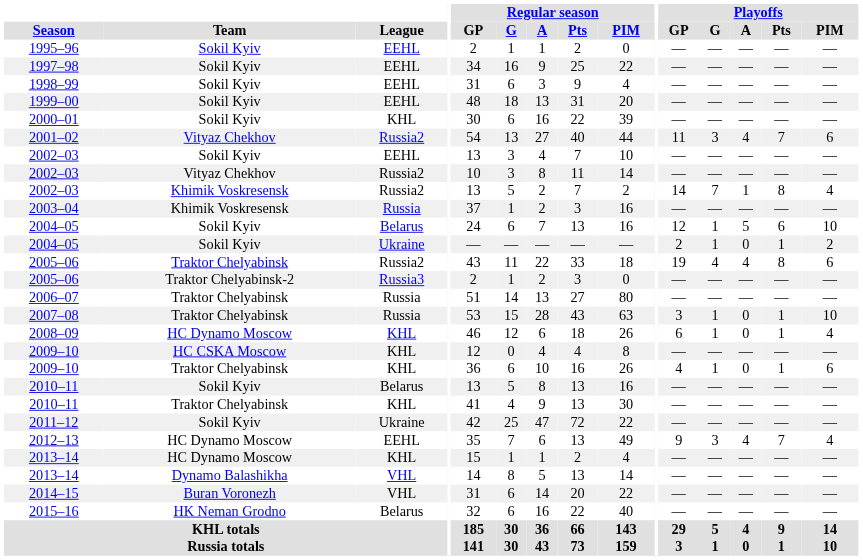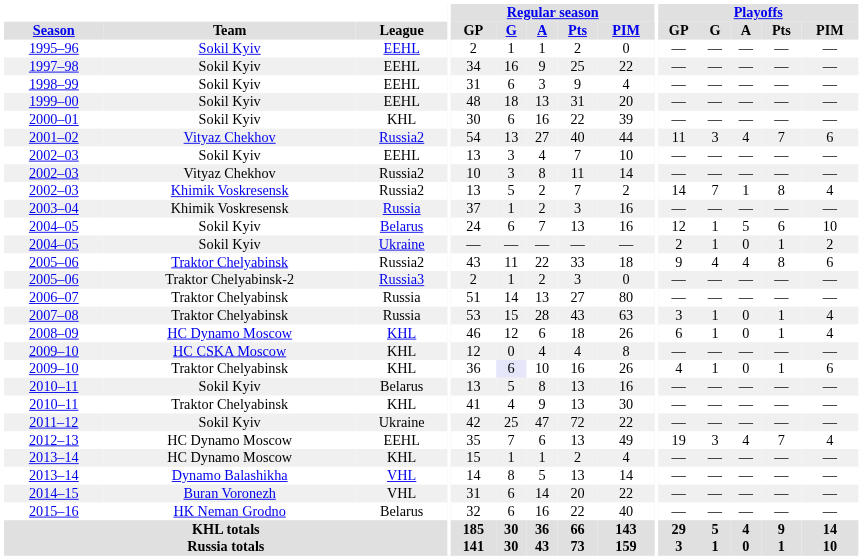(679, 262) 19 -> (679, 262) 9
(830, 315) 10 -> (830, 315) 4
(511, 368) no background -> (511, 368) lavender background
(679, 440) 9 -> (679, 440) 19
